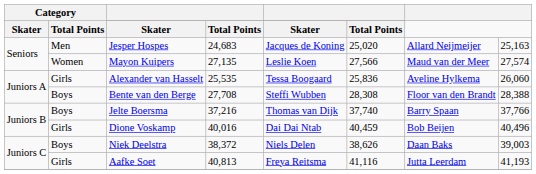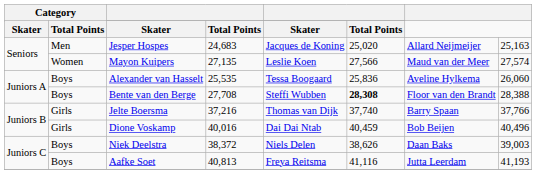(62, 78) Girls -> (62, 78) Boys
(363, 95) normal -> (363, 95) bold
(62, 111) Boys -> (62, 111) Girls
(62, 161) Girls -> (62, 161) Boys
